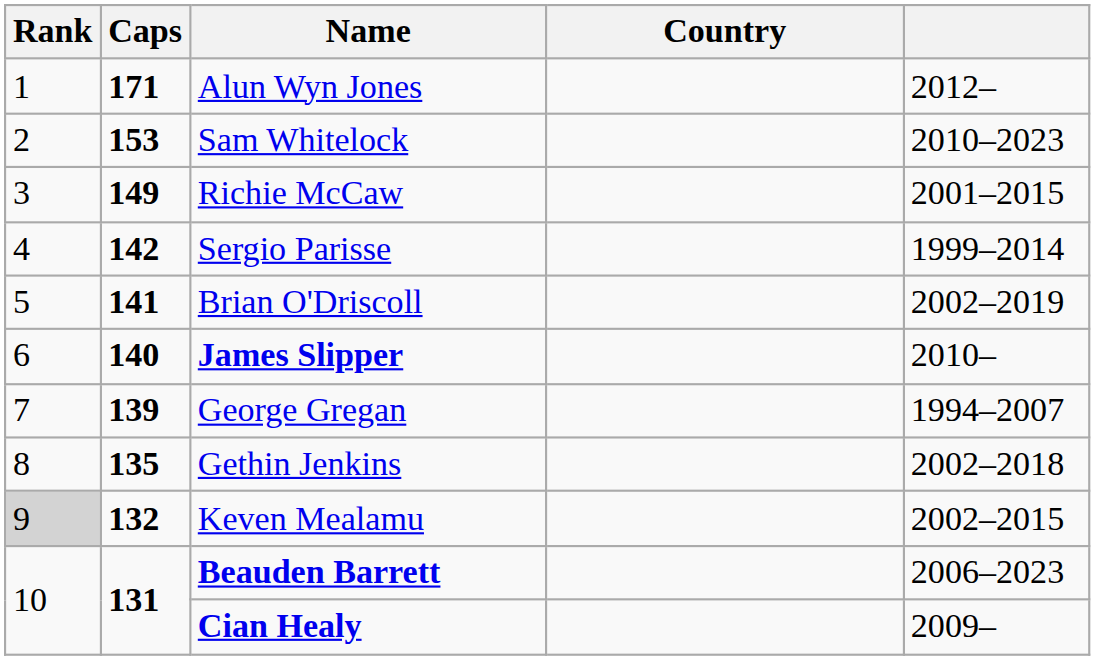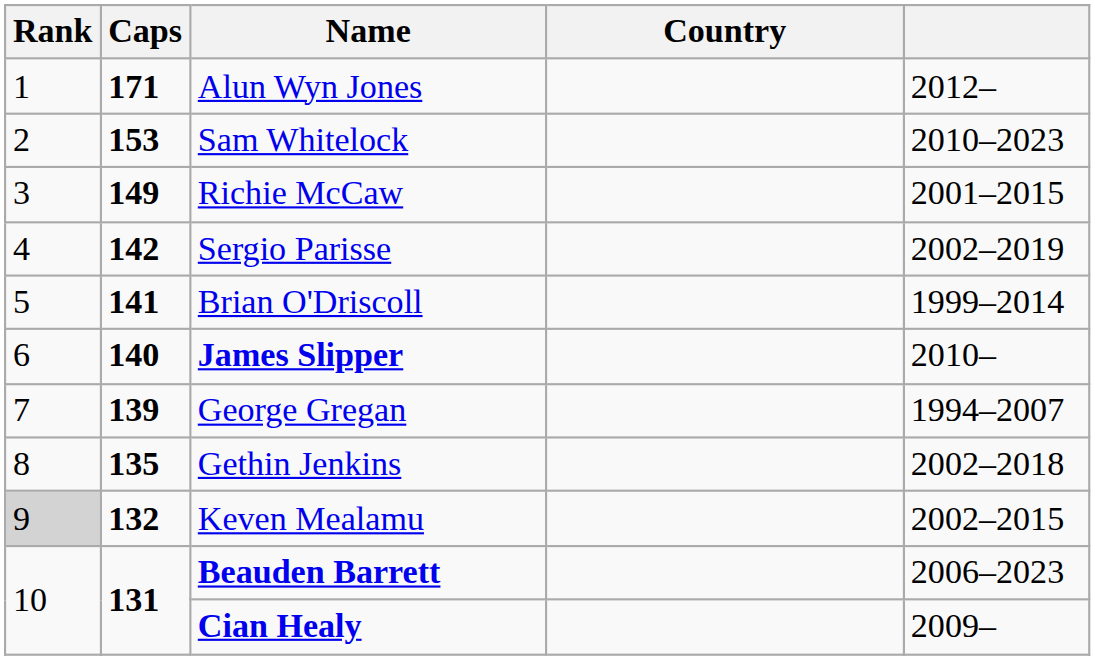(987, 247) 1999–2014 -> (987, 247) 2002–2019
(987, 301) 2002–2019 -> (987, 301) 1999–2014
